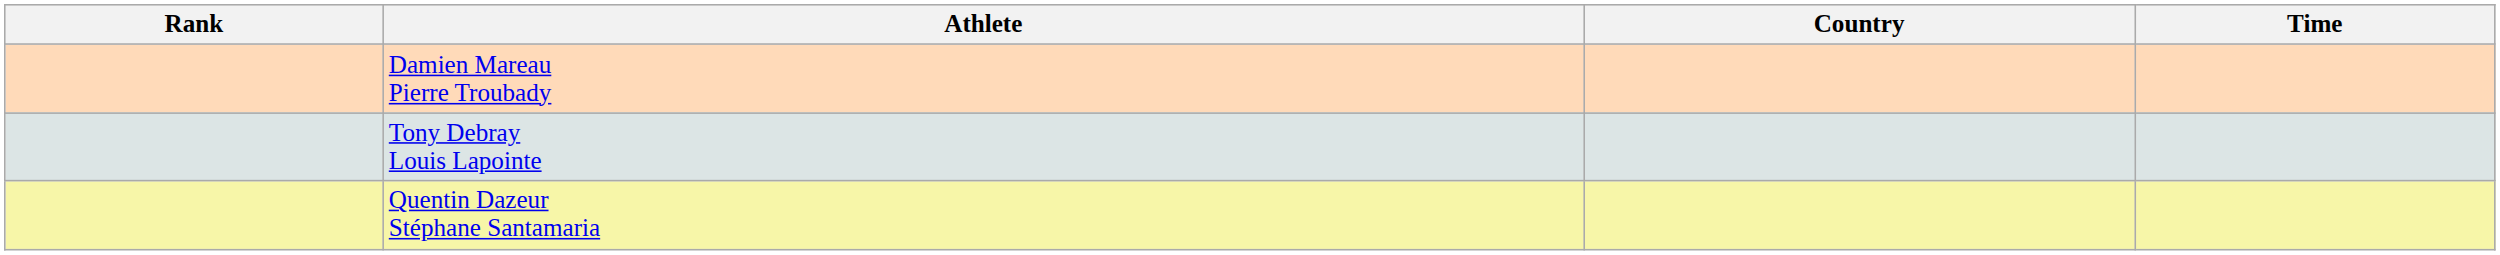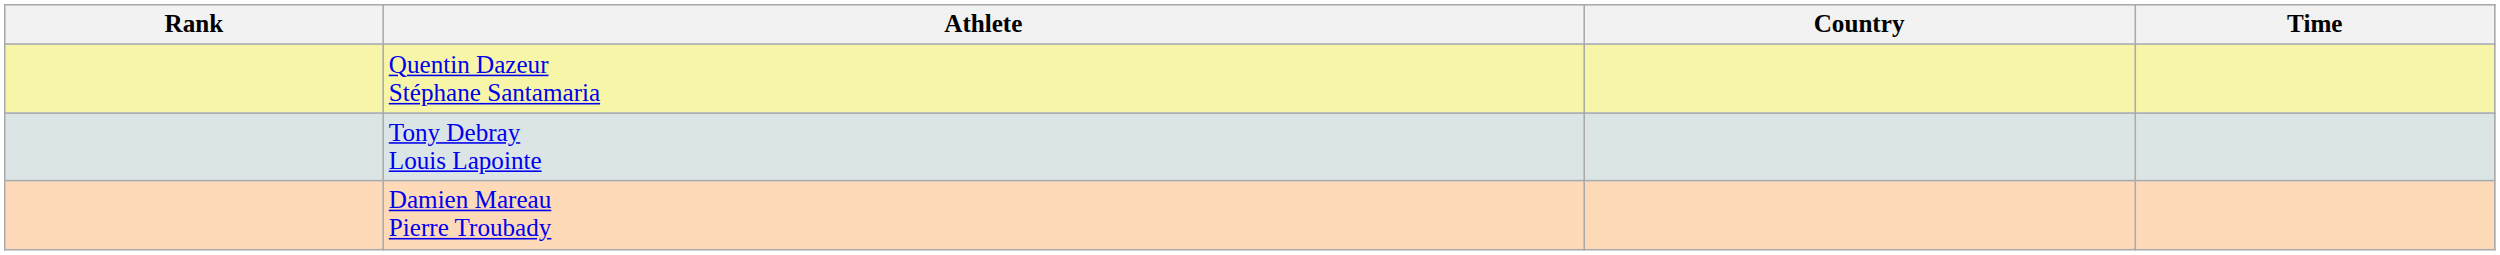rows swapped: (494, 214) <-> (470, 78)
